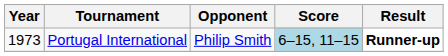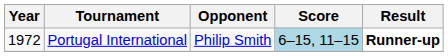(24, 40) 1973 -> (24, 40) 1972
